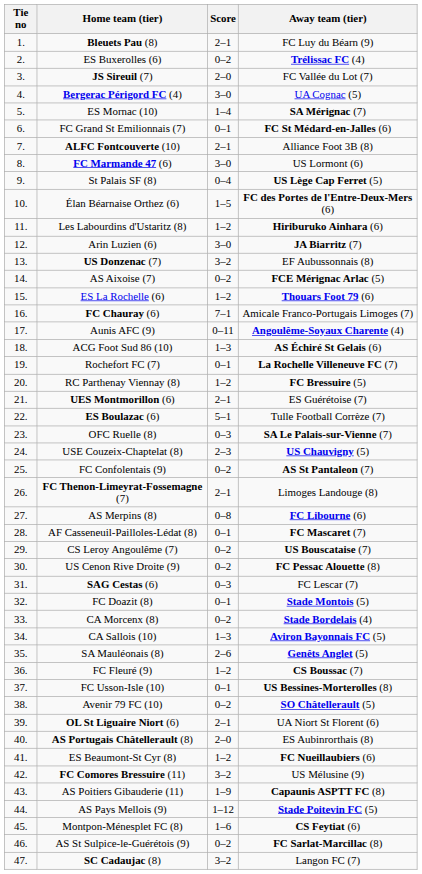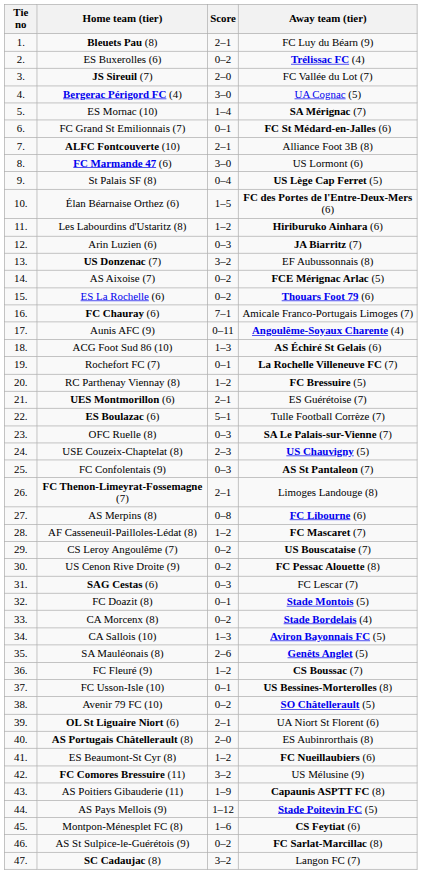(223, 244) 3–0 -> (223, 244) 0–3
(223, 296) 1–2 -> (223, 296) 0–2
(223, 468) 0–2 -> (223, 468) 0–3
(223, 532) 0–1 -> (223, 532) 1–2
